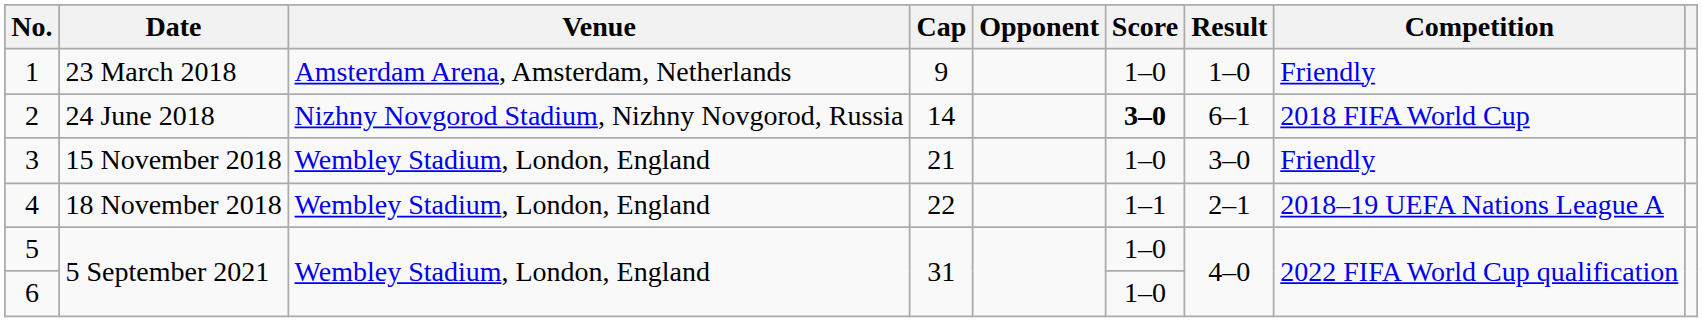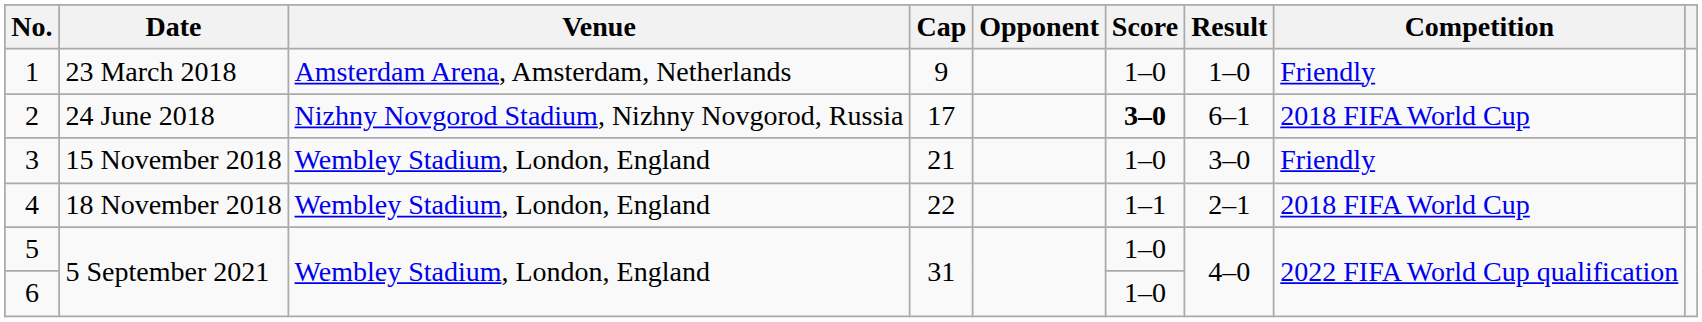(941, 115) 14 -> (941, 115) 17
(1472, 204) 2018–19 UEFA Nations League A -> (1405, 204) 2018 FIFA World Cup
